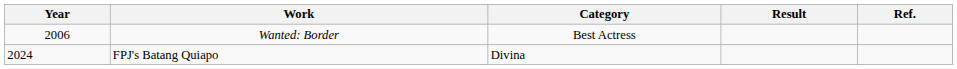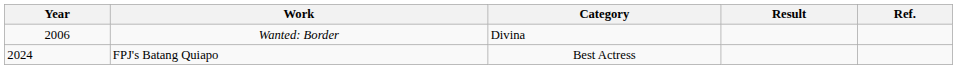(604, 34) Best Actress -> (508, 34) Divina
(508, 54) Divina -> (604, 54) Best Actress
